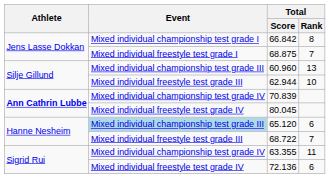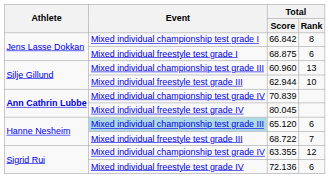(312, 54) 7 -> (312, 54) 6
(312, 153) 11 -> (312, 153) 12
